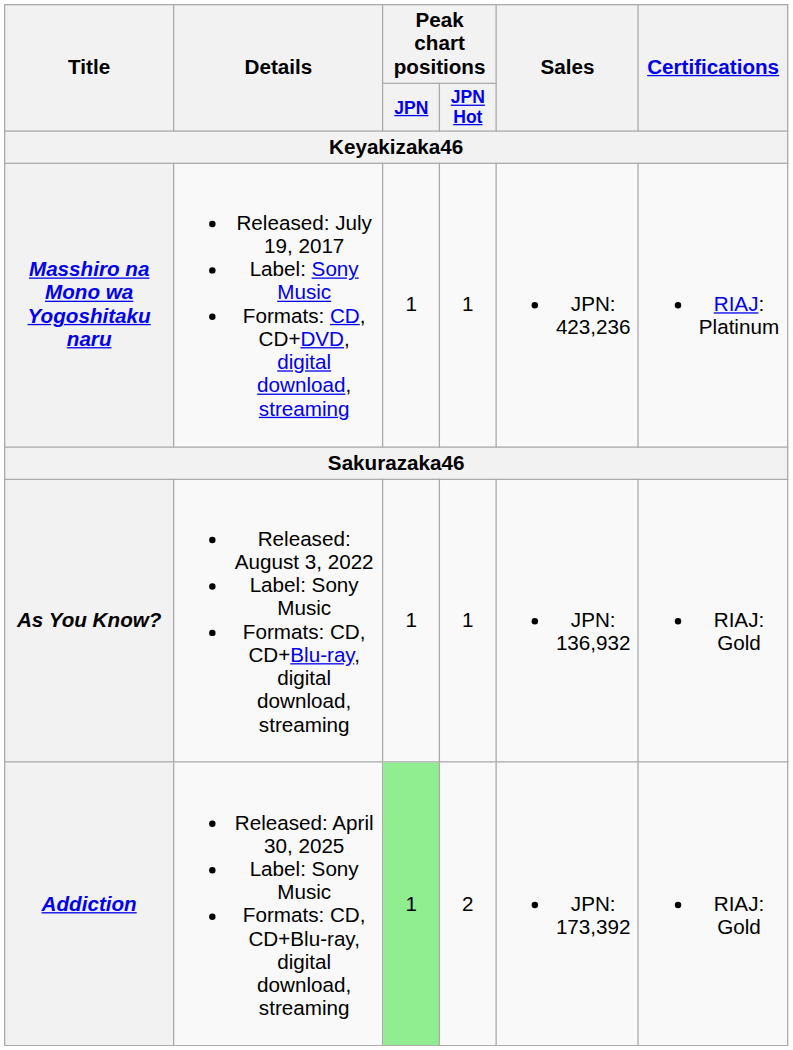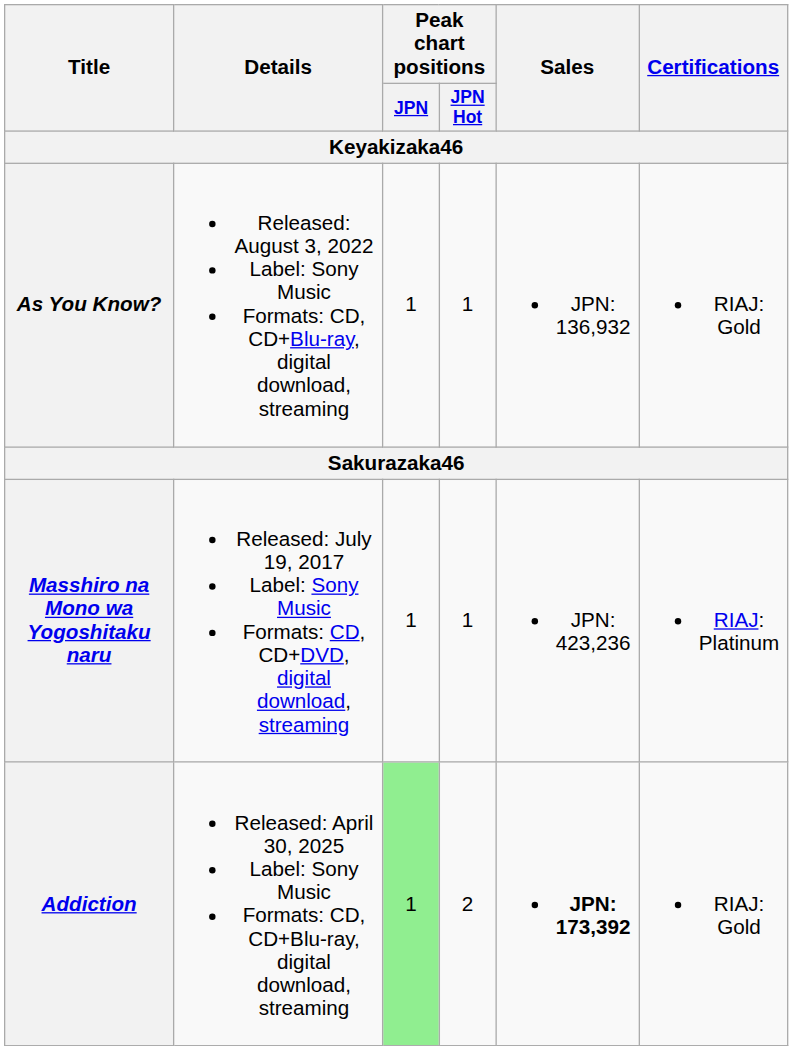rows swapped: (89, 304) <-> (89, 620)
(567, 915) normal -> (567, 915) bold
